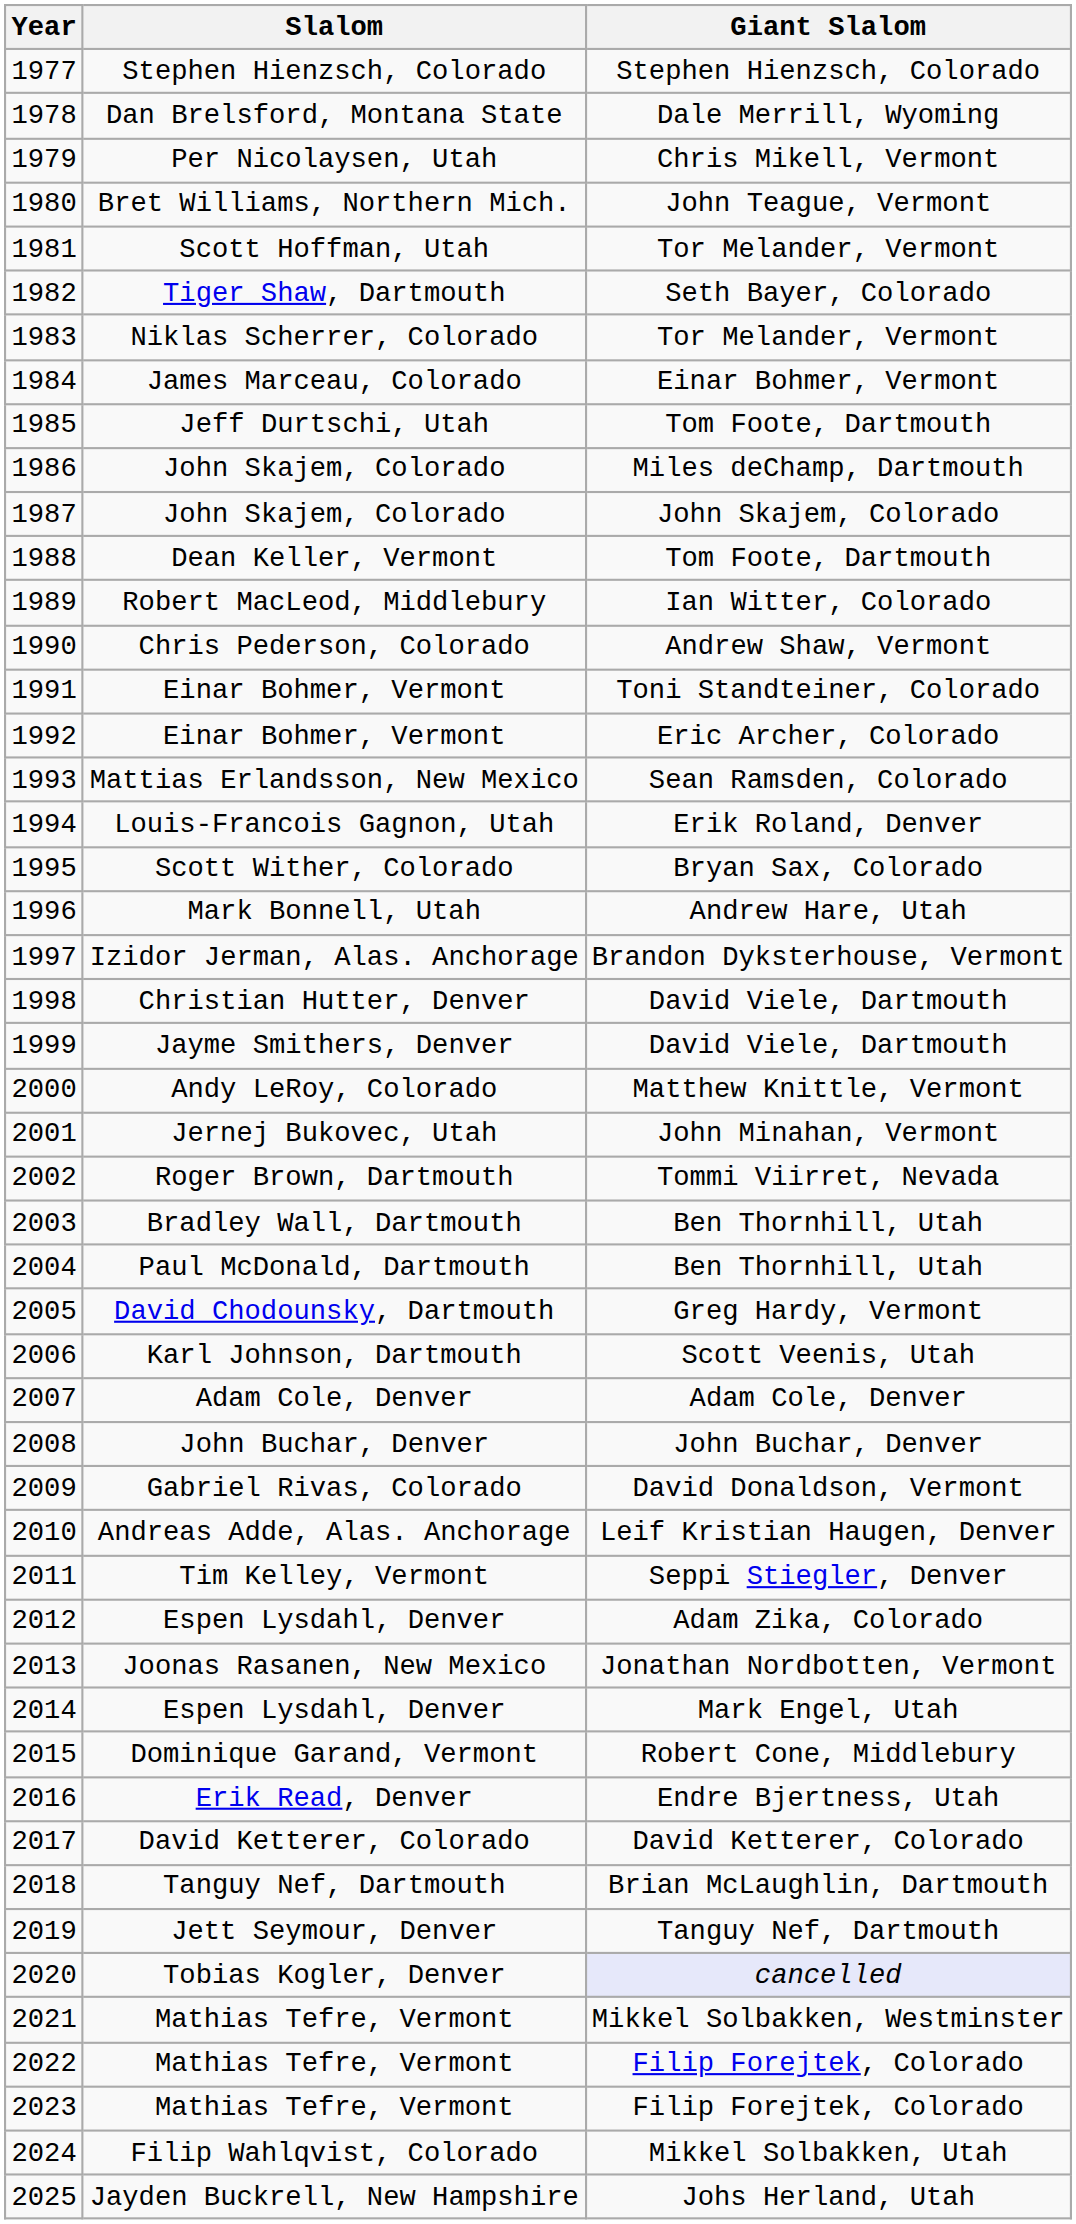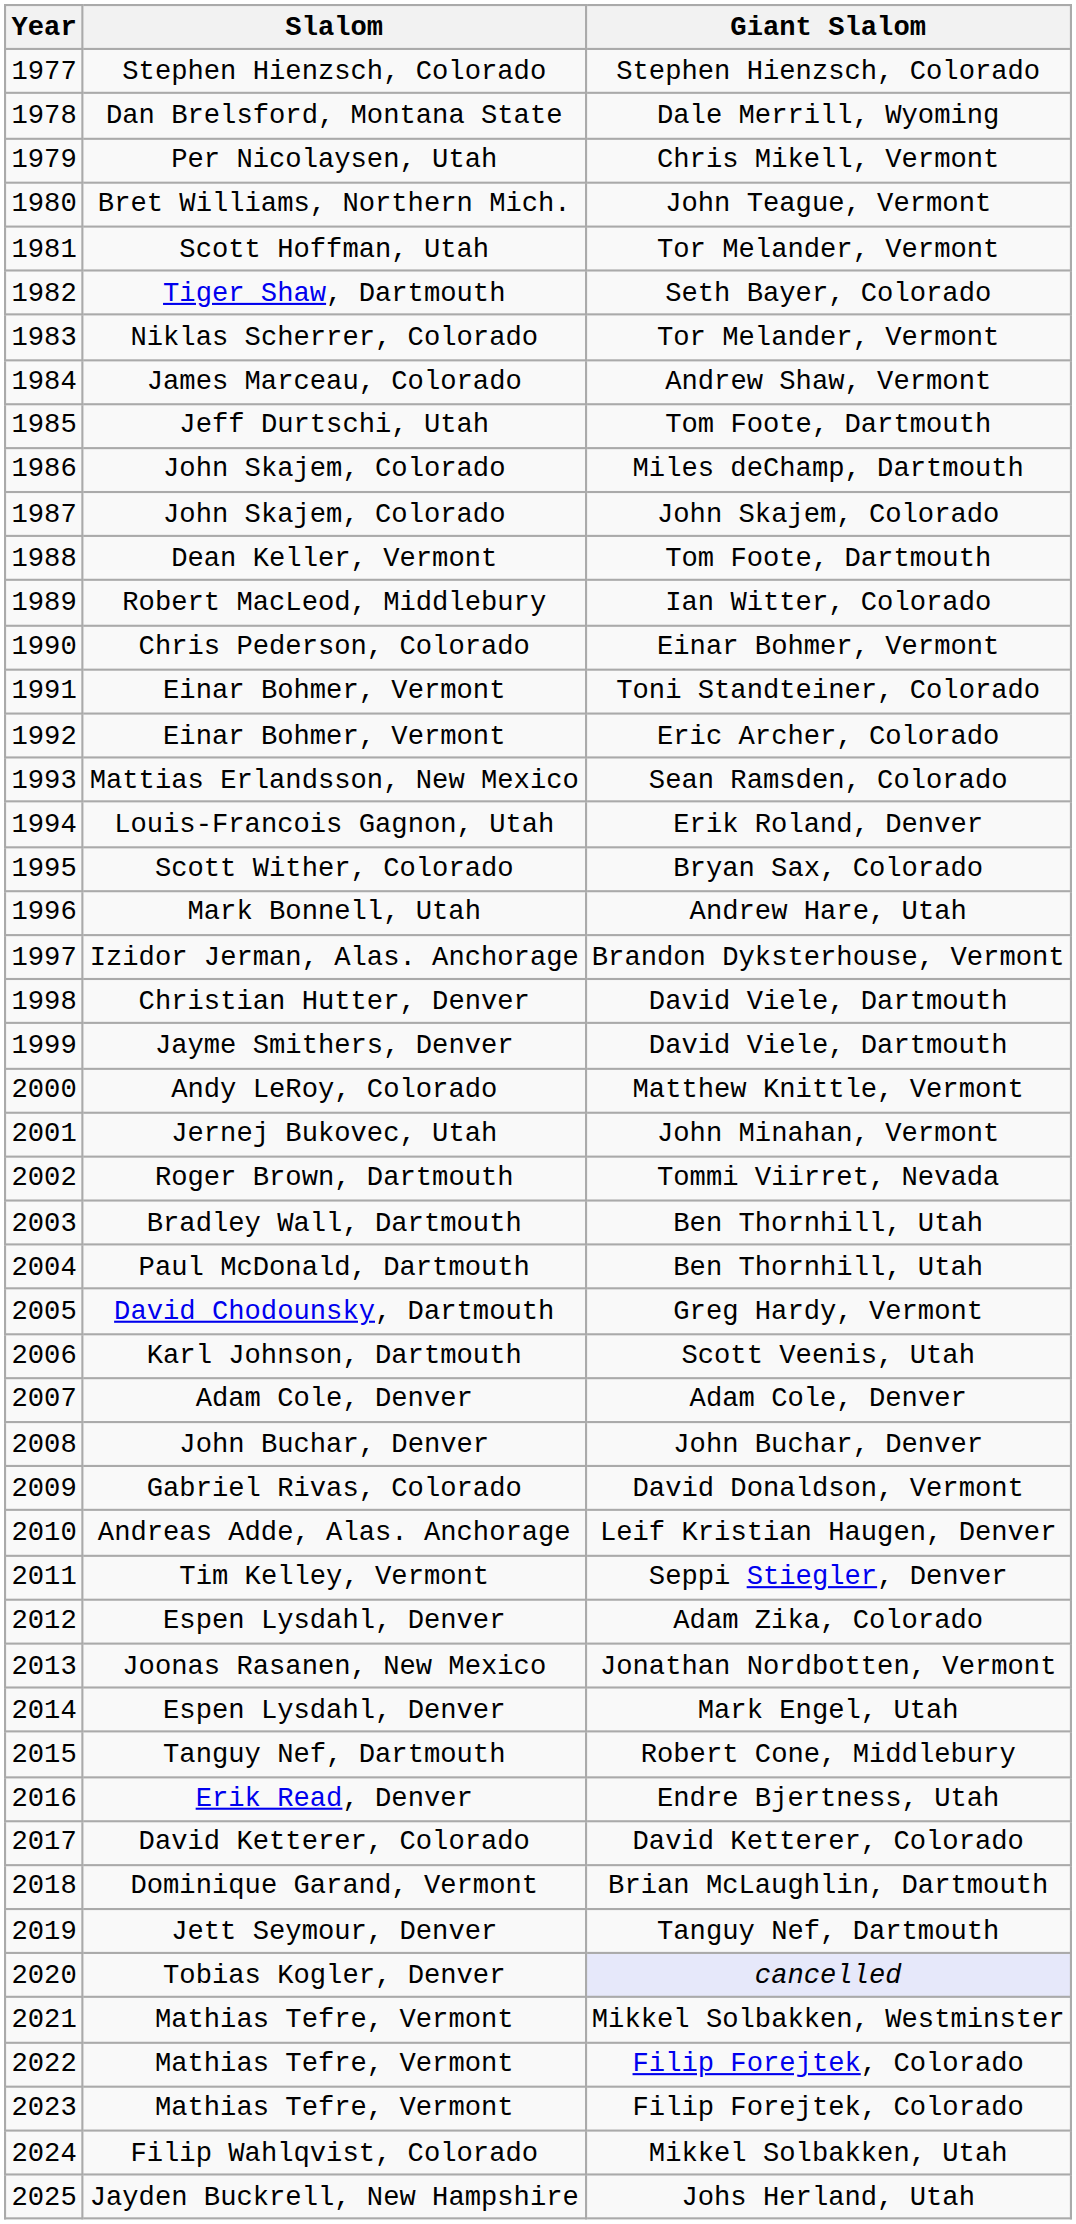(828, 381) Einar Bohmer, Vermont -> (828, 381) Andrew Shaw, Vermont
(828, 647) Andrew Shaw, Vermont -> (828, 647) Einar Bohmer, Vermont
(334, 1754) Dominique Garand, Vermont -> (334, 1754) Tanguy Nef, Dartmouth
(334, 1887) Tanguy Nef, Dartmouth -> (334, 1887) Dominique Garand, Vermont
